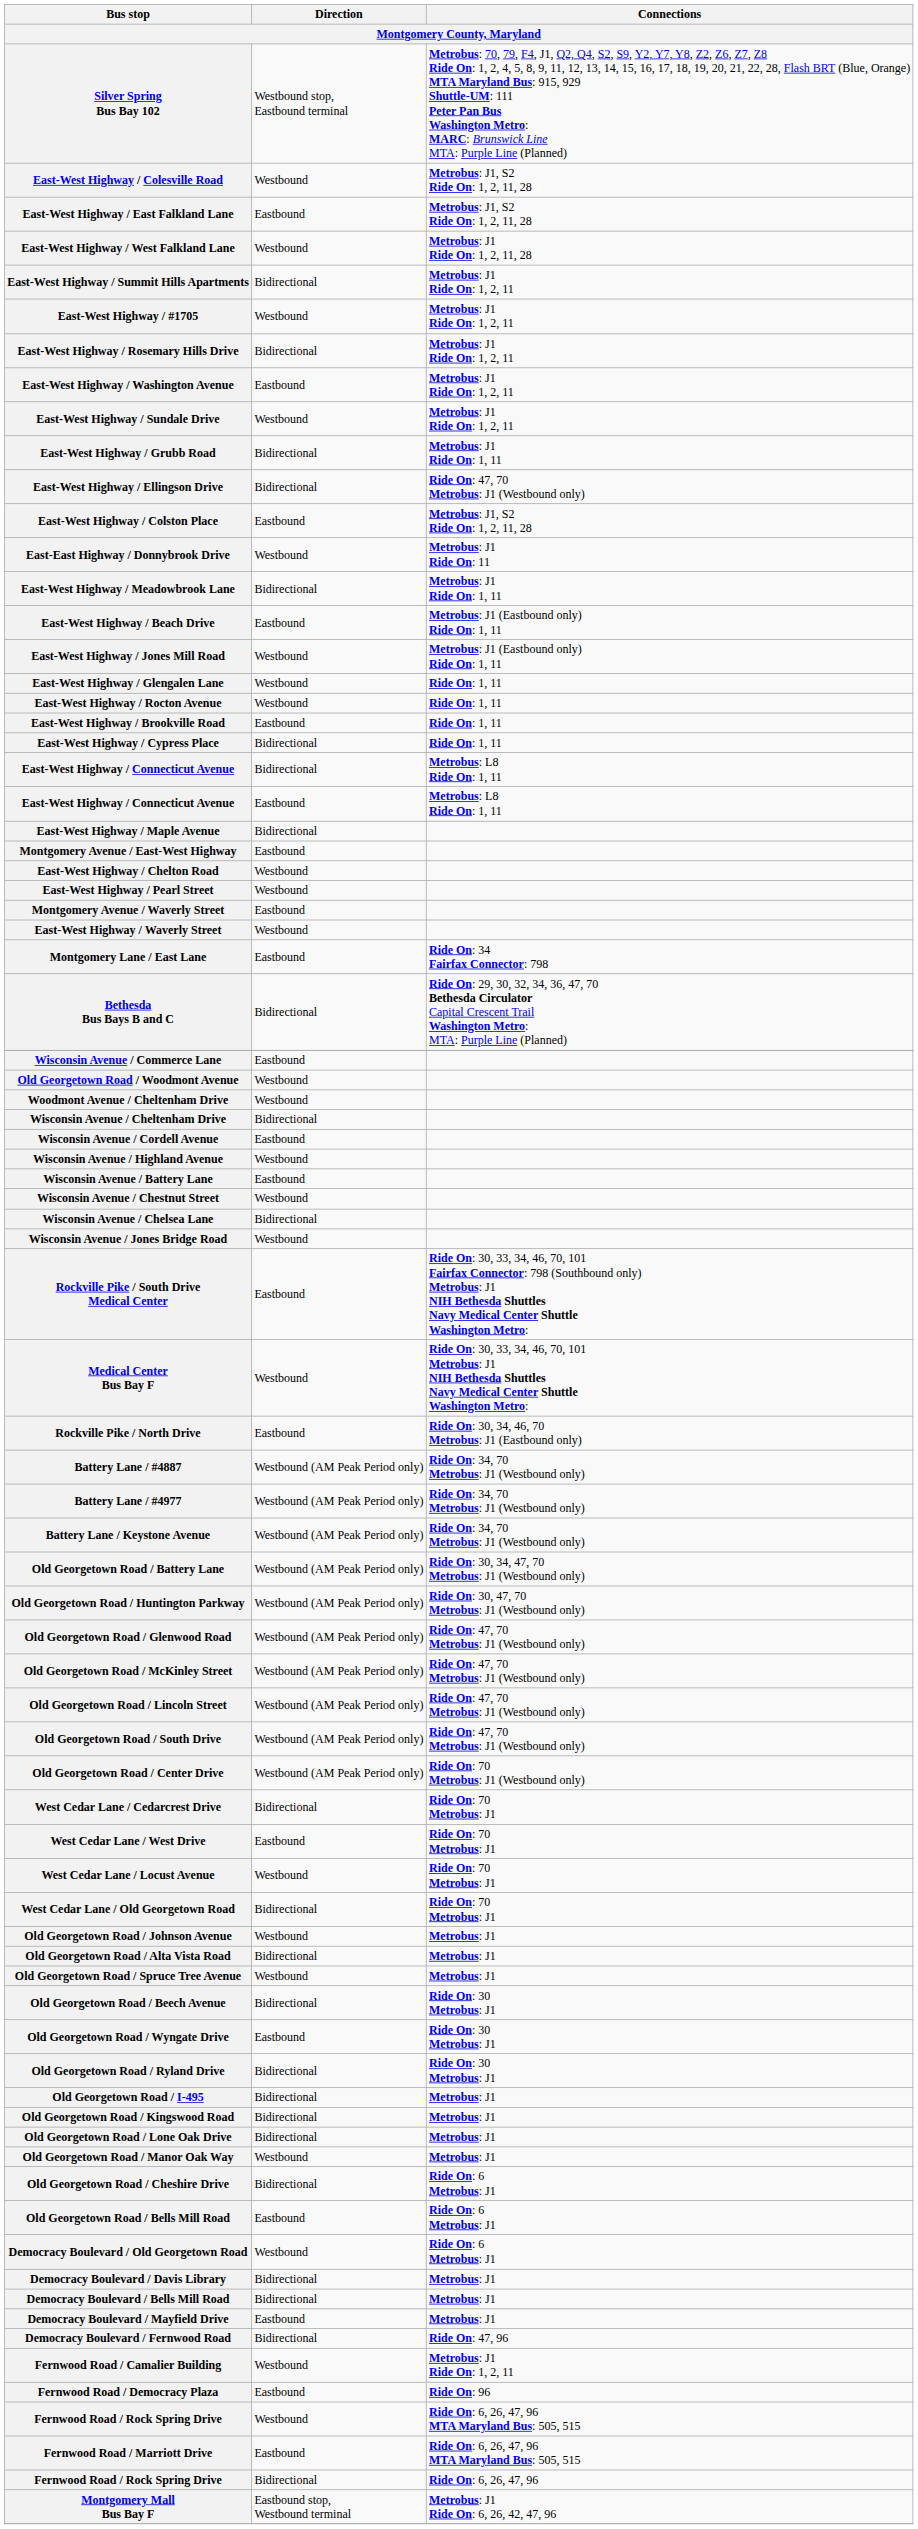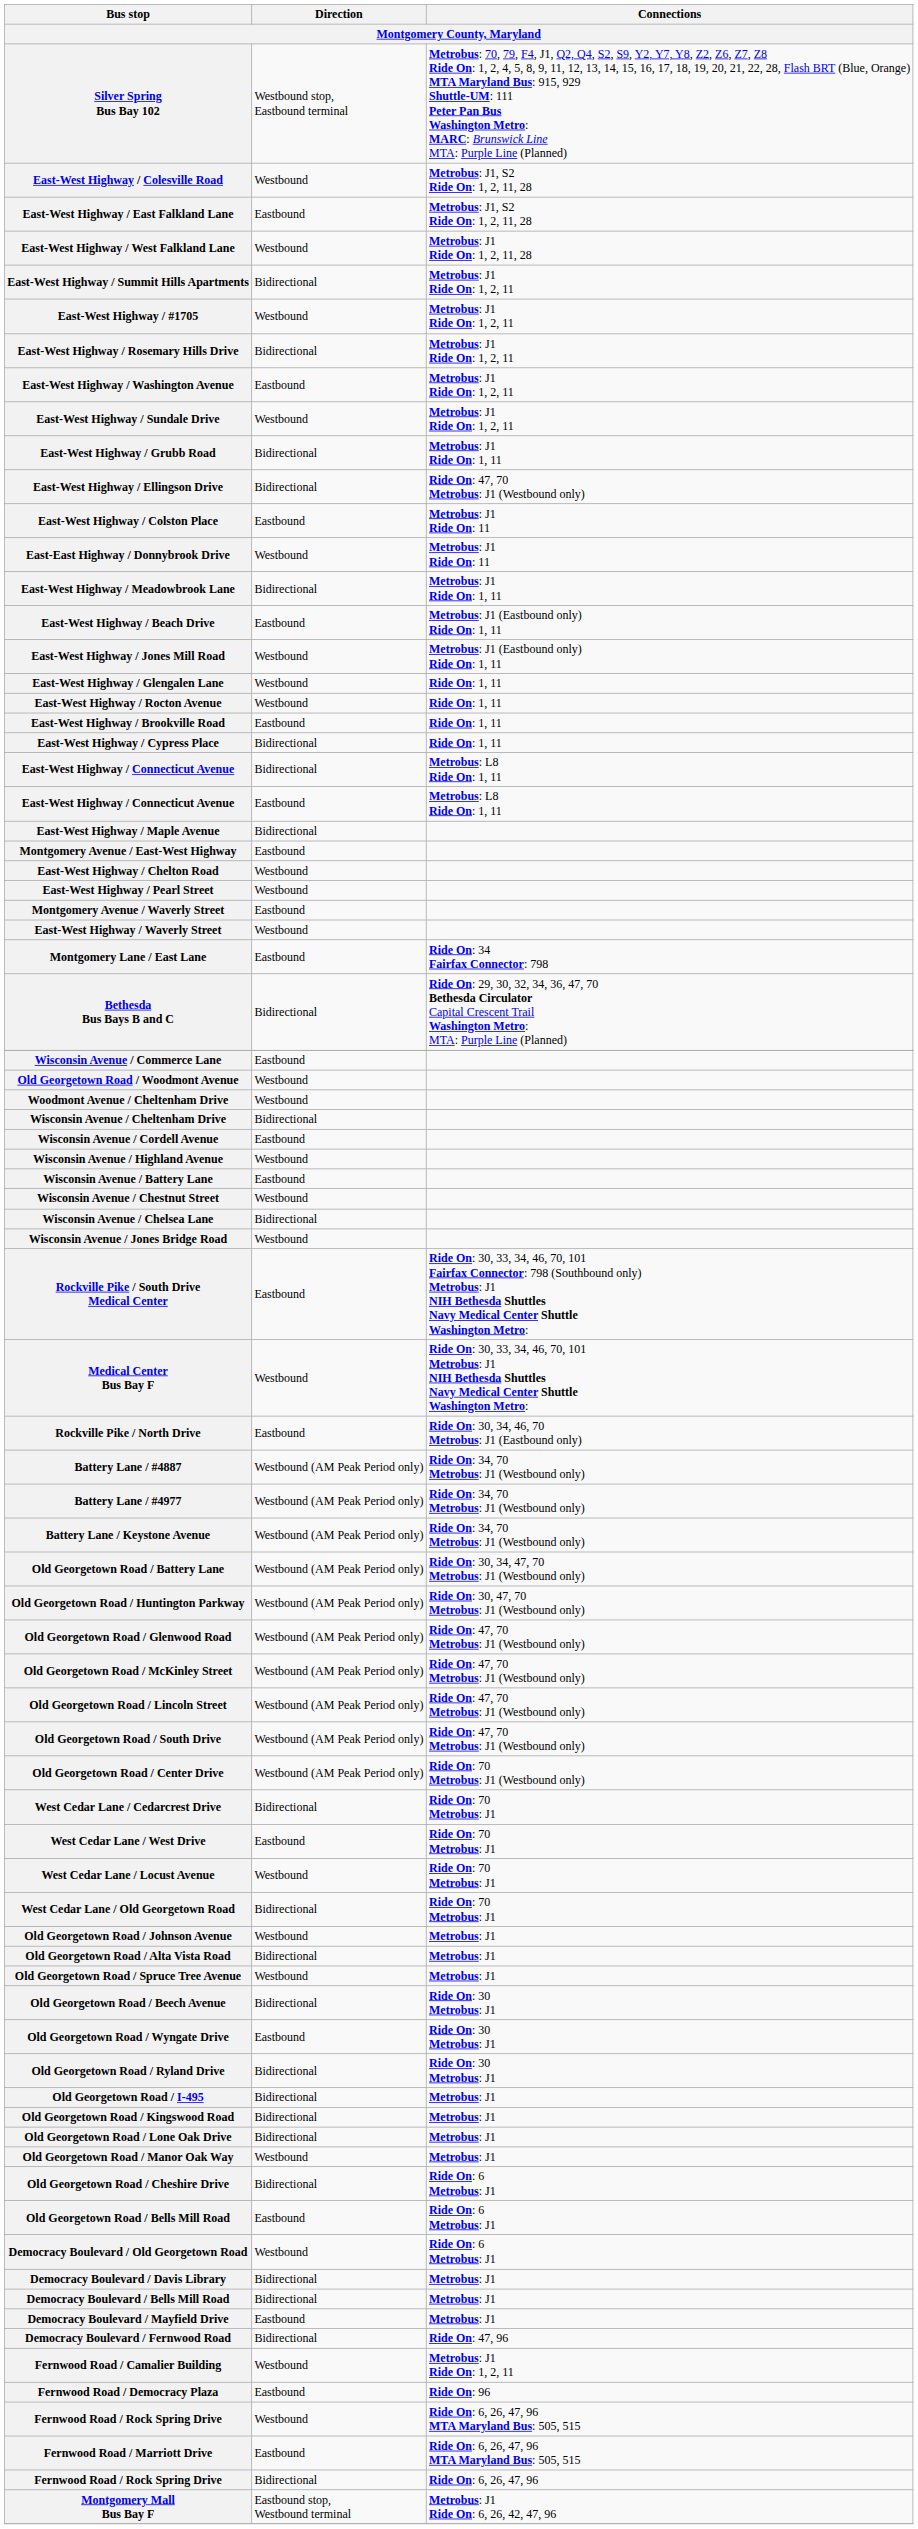(480, 520) Metrobus: J1, S2 Ride On: 1, 2, 11, 28 -> (462, 520) Metrobus: J1 Ride On: 11
